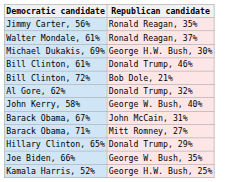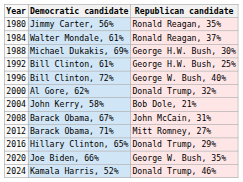+ column: (16, 11)
(151, 64) Donald Trump, 46% -> (184, 64) George H.W. Bush, 25%
(141, 78) Bob Dole, 21% -> (179, 78) George W. Bush, 40%
(156, 104) George W. Bush, 40% -> (164, 104) Bob Dole, 21%
(161, 171) George H.W. Bush, 25% -> (174, 171) Donald Trump, 46%
